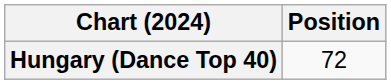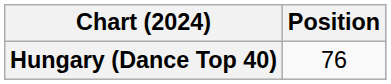(334, 60) 72 -> (334, 60) 76
